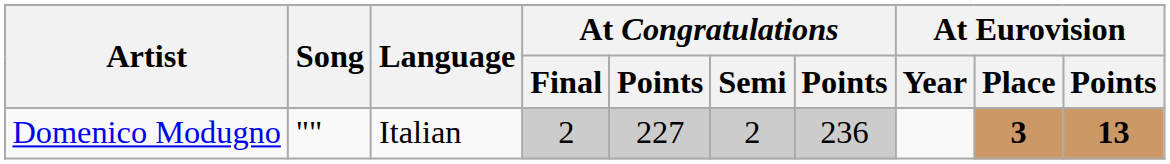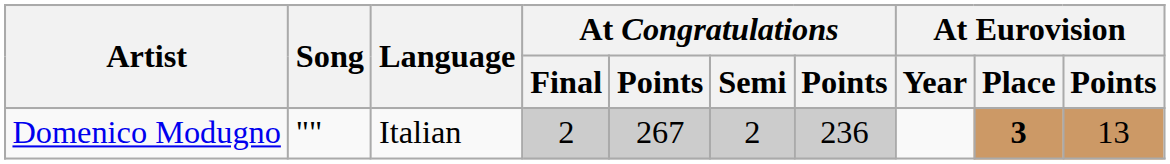(660, 132) 227 -> (660, 132) 267
(1113, 132) bold -> (1113, 132) normal
